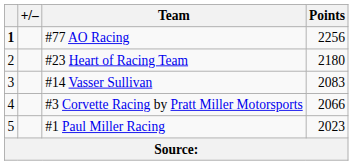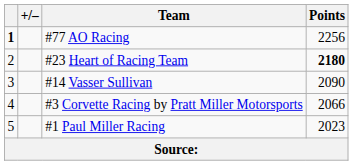(332, 60) normal -> (332, 60) bold
(332, 82) 2083 -> (332, 82) 2090
